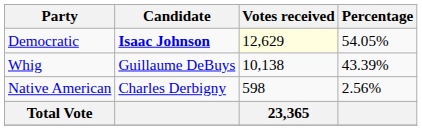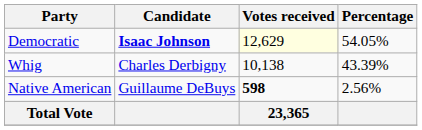(177, 64) Guillaume DeBuys -> (172, 64) Charles Derbigny
(172, 88) Charles Derbigny -> (177, 88) Guillaume DeBuys
(254, 88) normal -> (254, 88) bold
